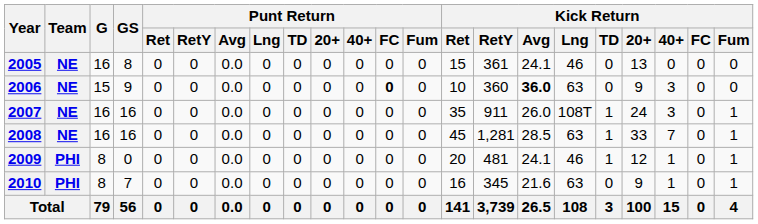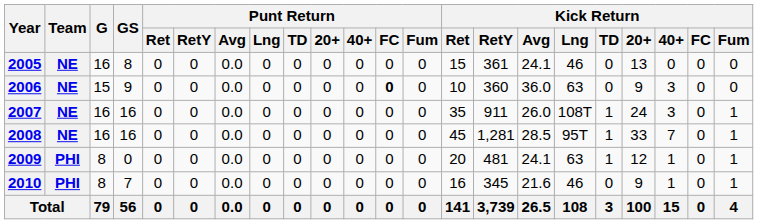(536, 87) bold -> (536, 87) normal
(575, 135) 63 -> (575, 135) 95T
(575, 159) 46 -> (575, 159) 63
(575, 183) 63 -> (575, 183) 46
